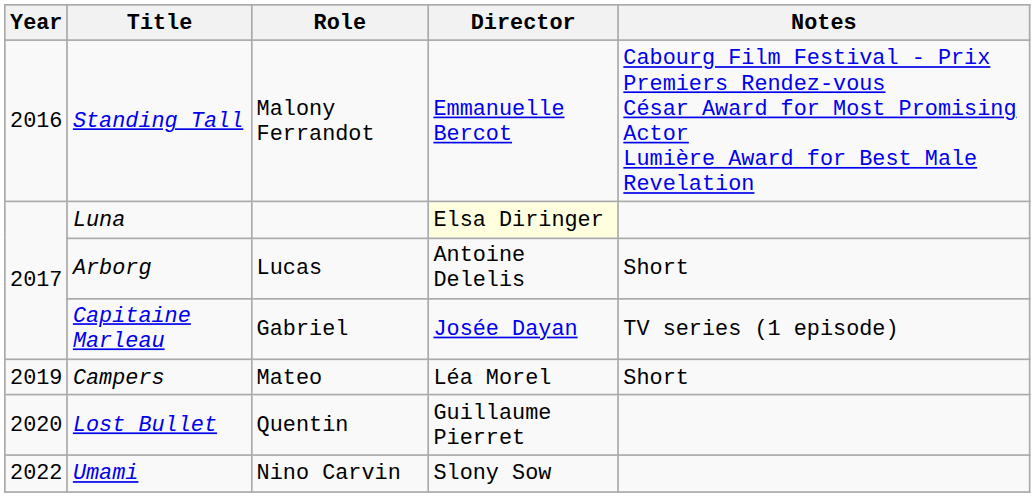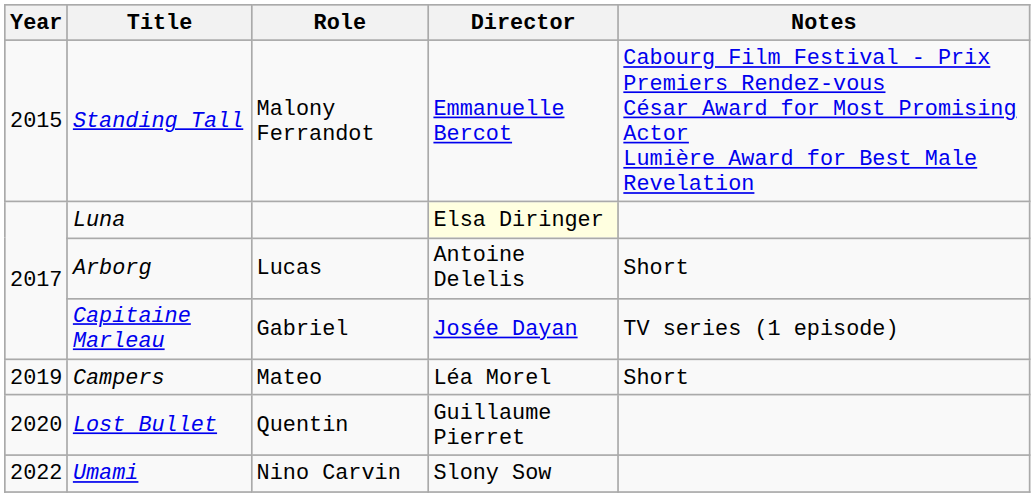(36, 121) 2016 -> (36, 121) 2015
